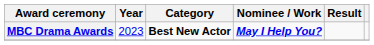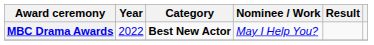(131, 31) 2023 -> (131, 31) 2022
(279, 31) bold -> (277, 31) normal
